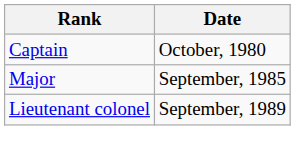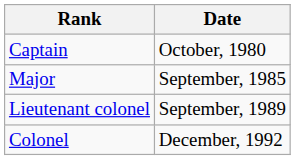+ row: (39, 139)
